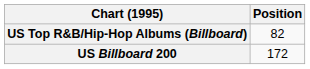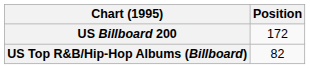rows swapped: (127, 53) <-> (127, 34)
